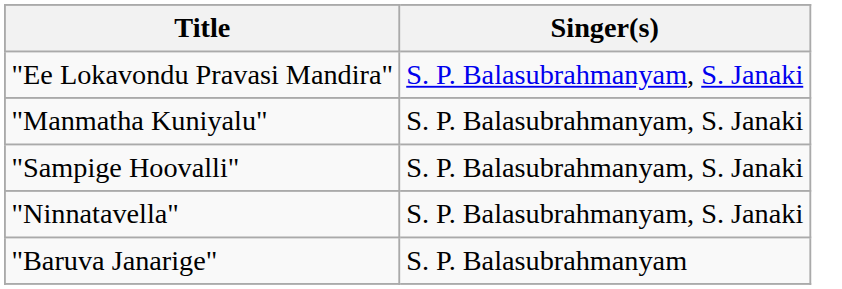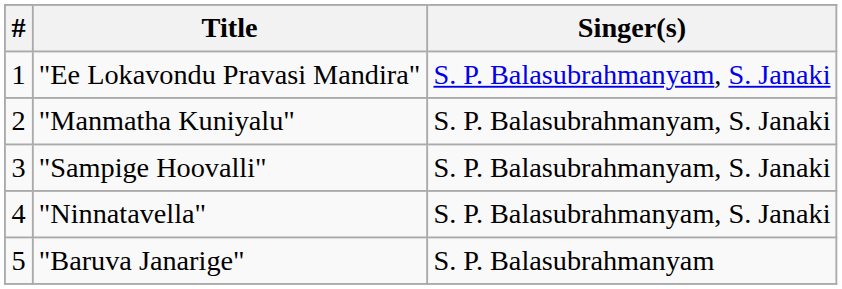+ column: (19, 27)
